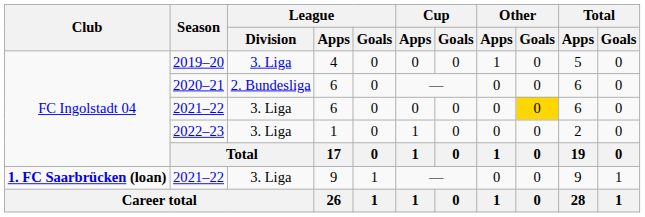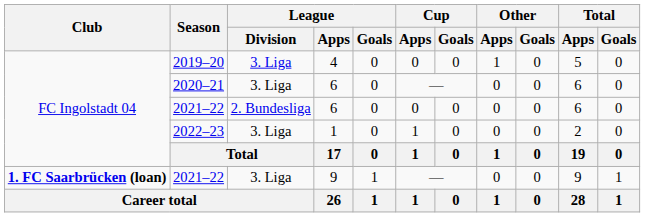(271, 85) 2. Bundesliga -> (271, 85) 3. Liga
(271, 108) 3. Liga -> (271, 108) 2. Bundesliga
(537, 108) gold background -> (537, 108) no background
